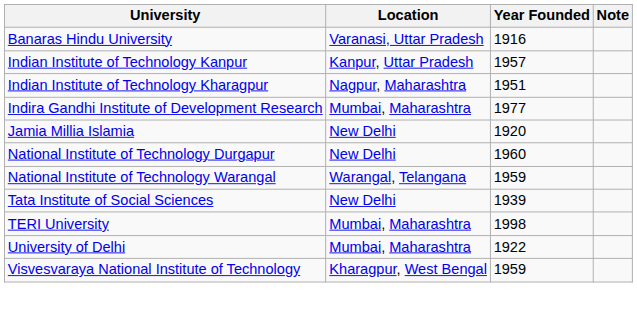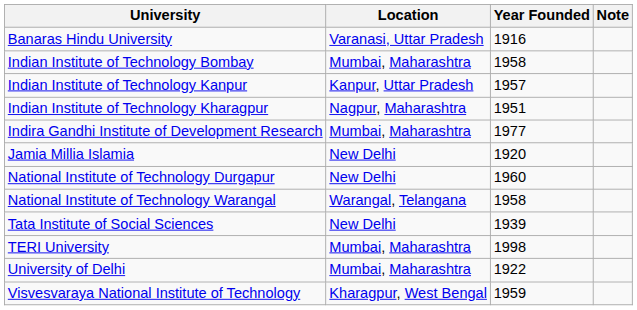+ row: (131, 62)
(510, 177) 1959 -> (510, 200) 1958
